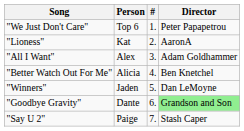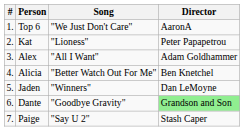columns swapped: (153, 12) <-> (59, 12)
(193, 27) Peter Papapetrou -> (176, 27) AaronA
(176, 42) AaronA -> (193, 42) Peter Papapetrou
